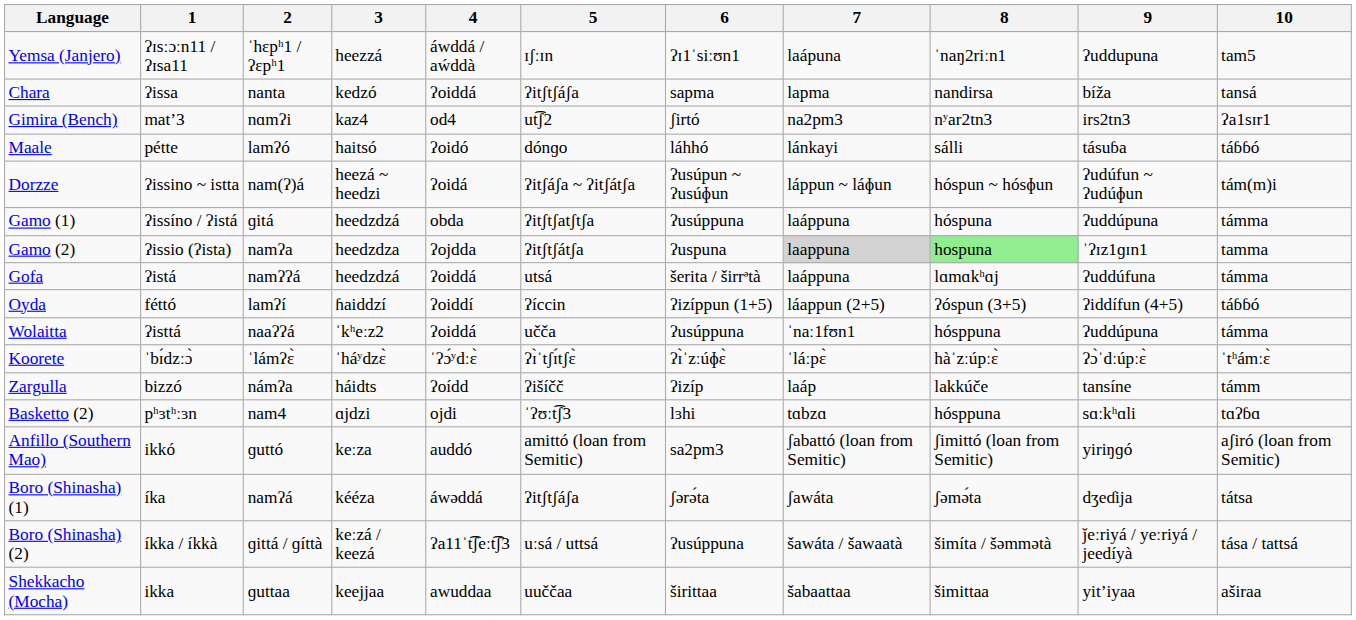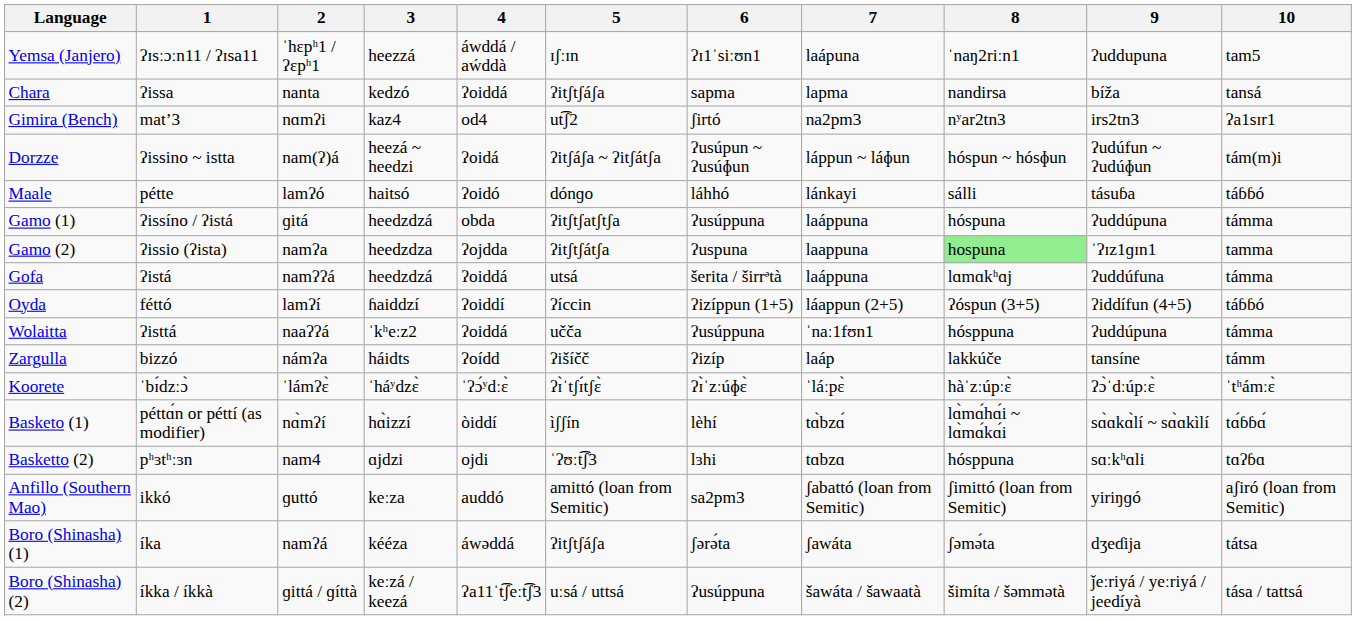rows swapped: (30, 147) <-> (33, 184)
(818, 248) lightgrey background -> (837, 248) no background
rows swapped: (36, 358) <-> (38, 385)
+ row: (49, 423)
- row: (46, 591)
